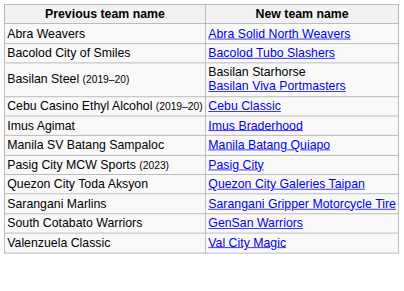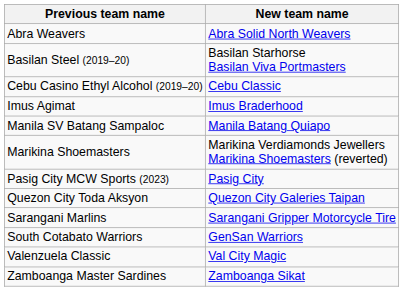- row: (69, 53)
+ row: (69, 152)
+ row: (87, 276)
